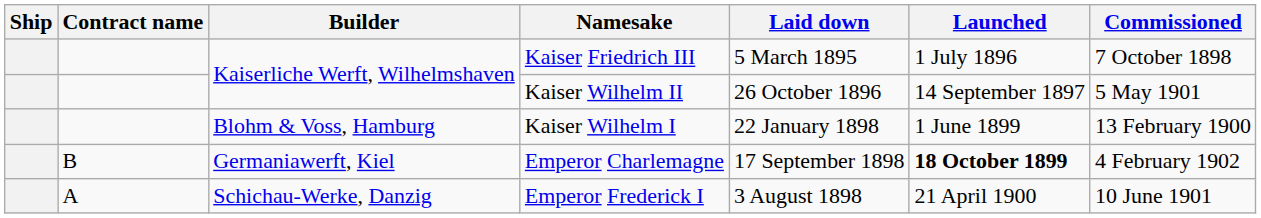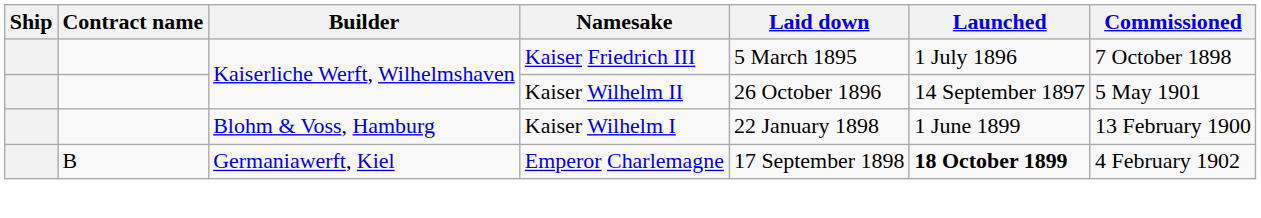- row: (614, 195)
